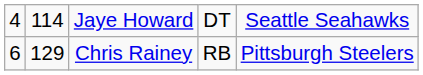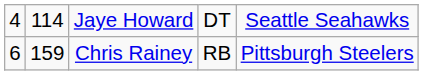(47, 53) 129 -> (47, 53) 159
